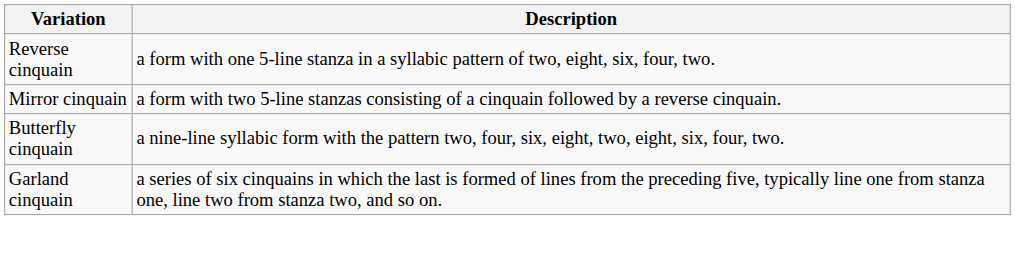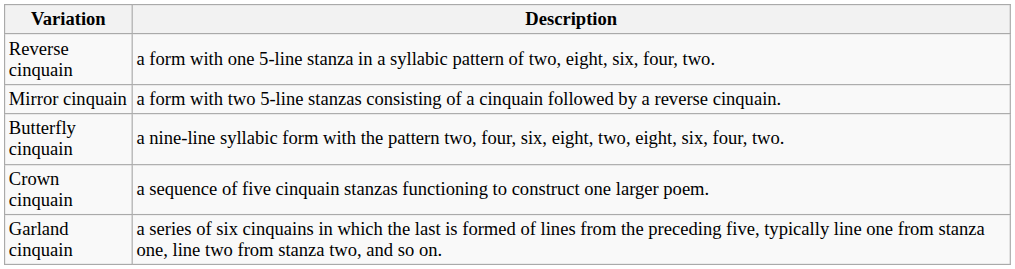+ row: (41, 189)
